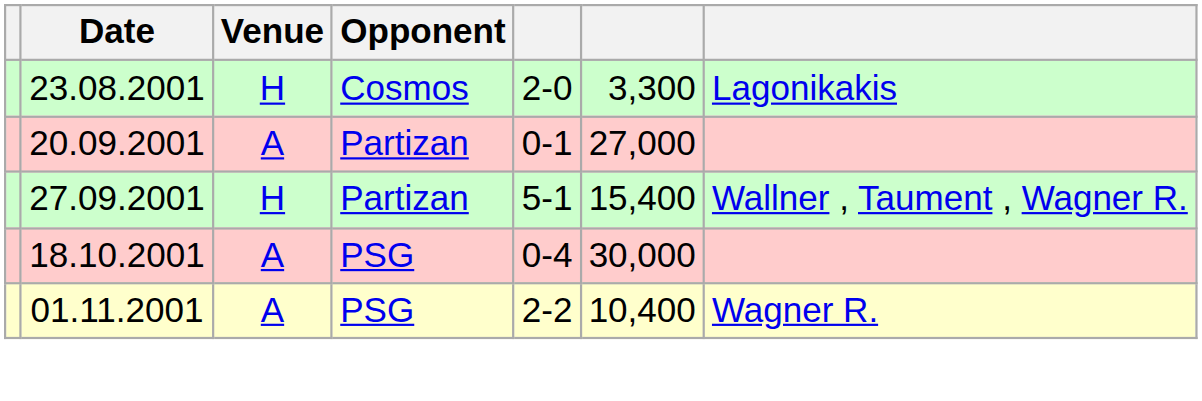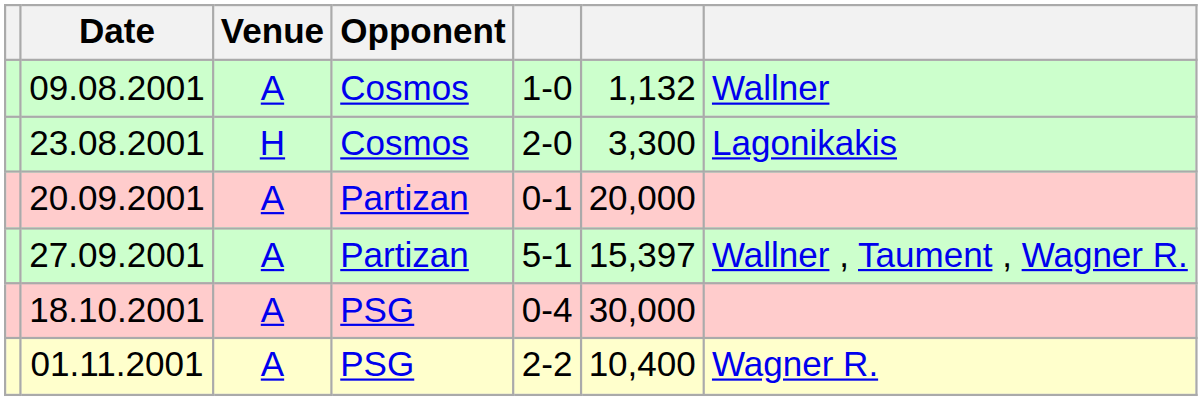+ row: (117, 87)
(642, 143) 27,000 -> (642, 198) 20,000
(272, 198) H -> (272, 254) A
(642, 198) 15,400 -> (642, 254) 15,397
